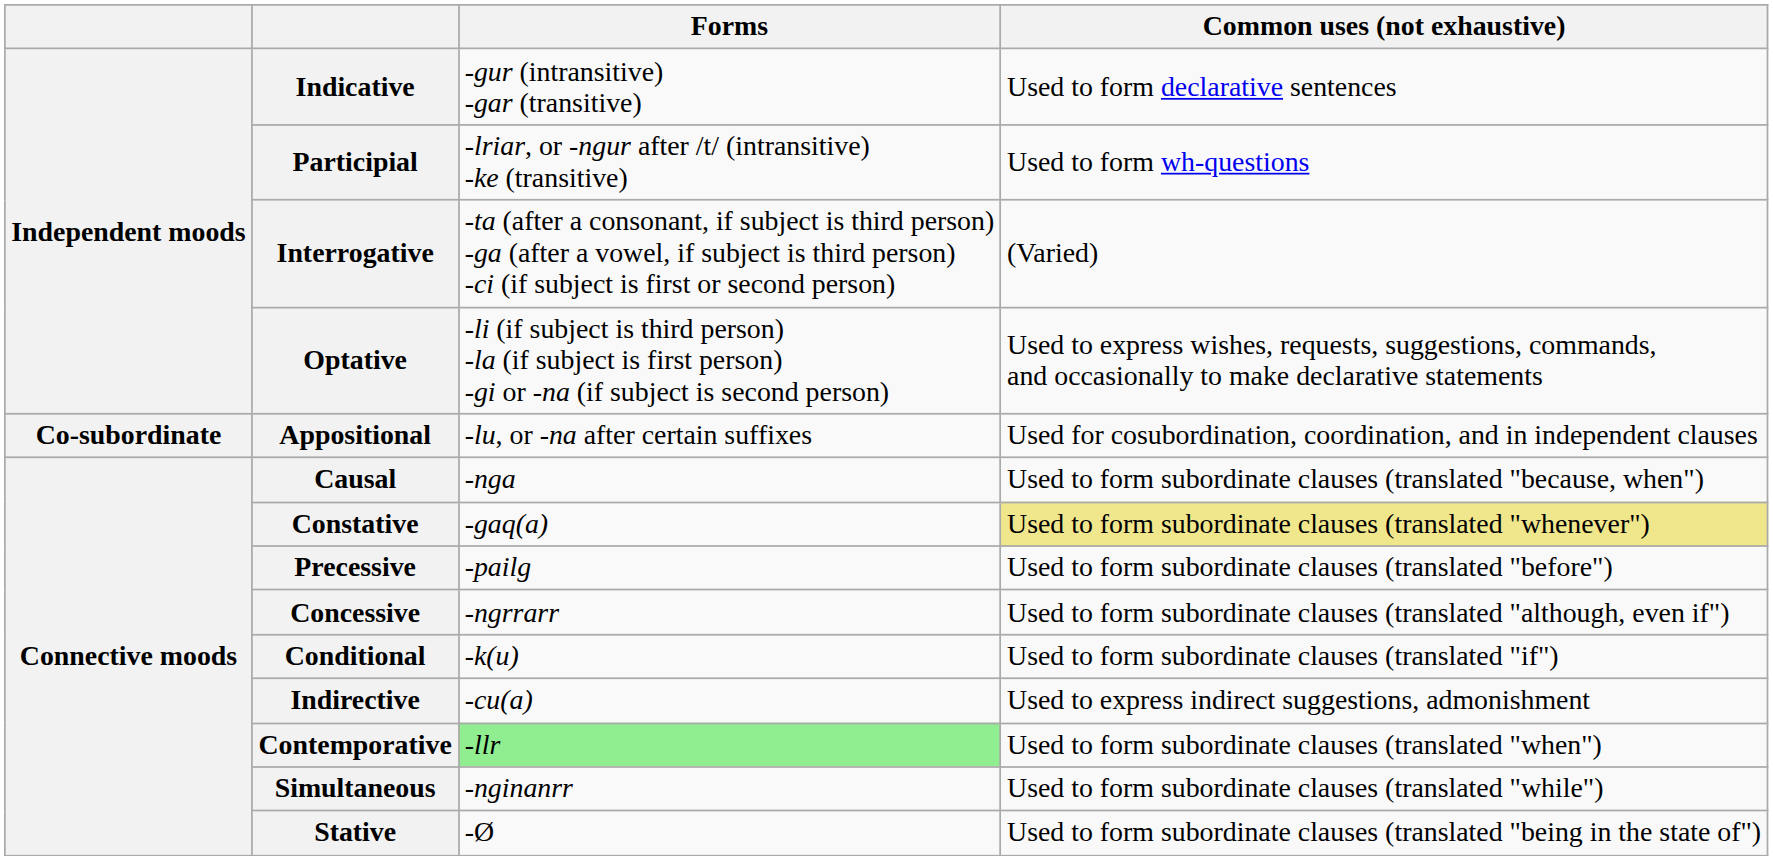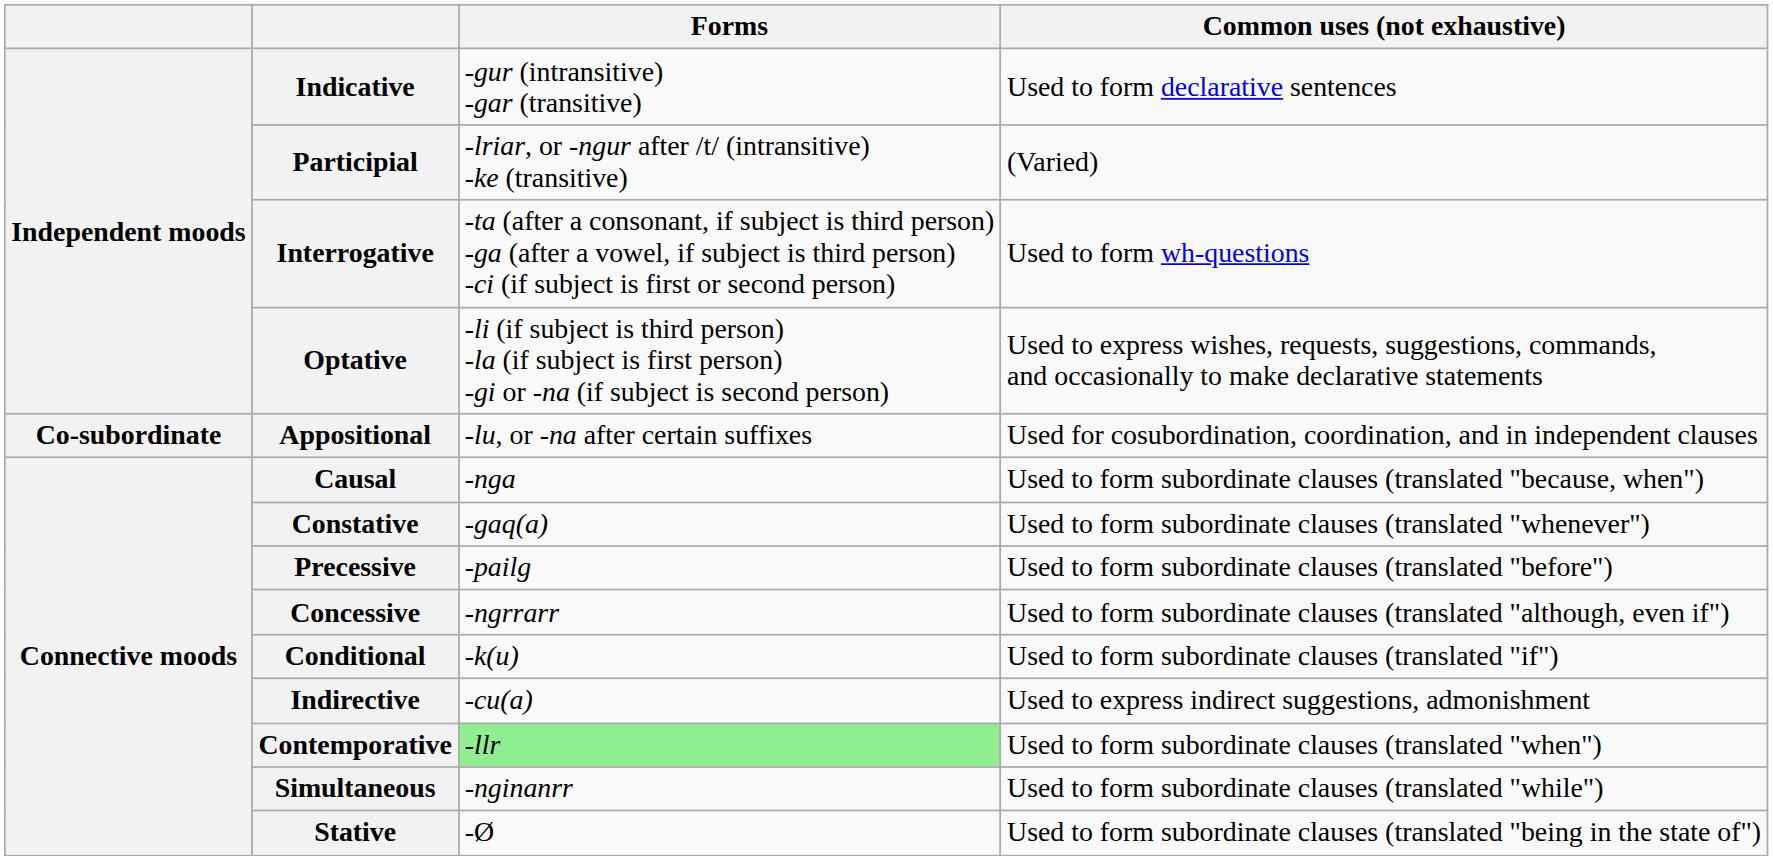(1158, 161) Used to form wh-questions -> (1053, 161) (Varied)
(1053, 252) (Varied) -> (1158, 252) Used to form wh-questions
(1328, 523) khaki background -> (1328, 523) no background
